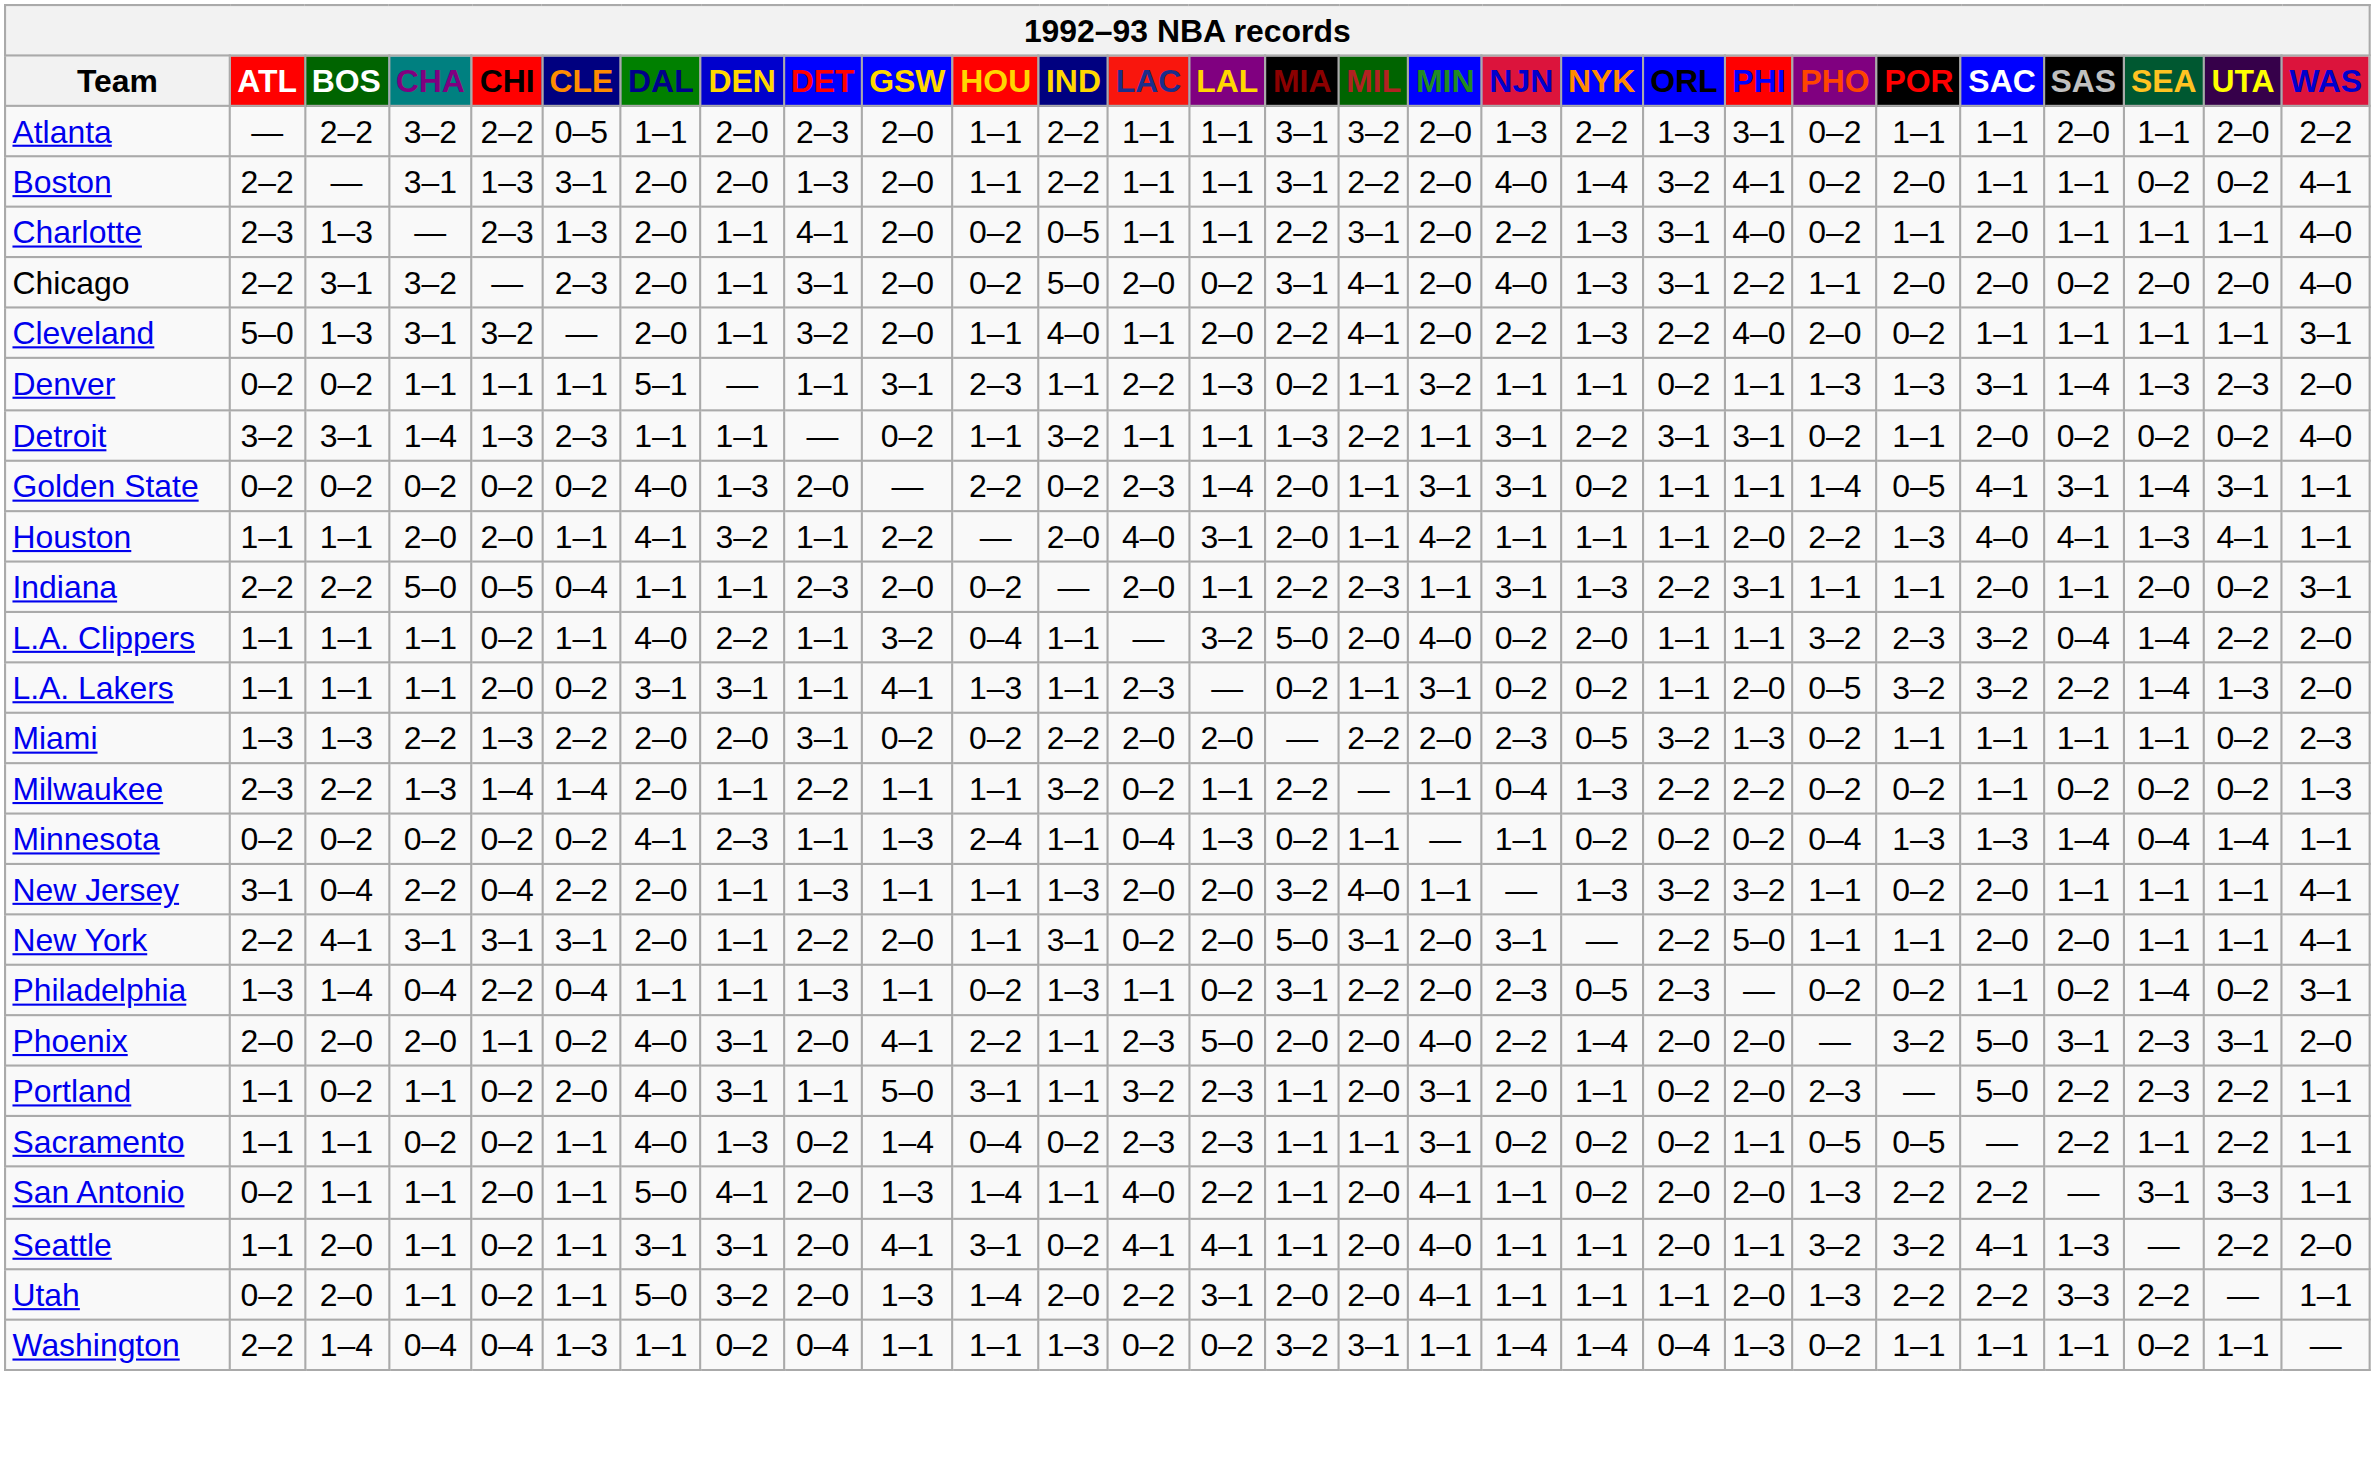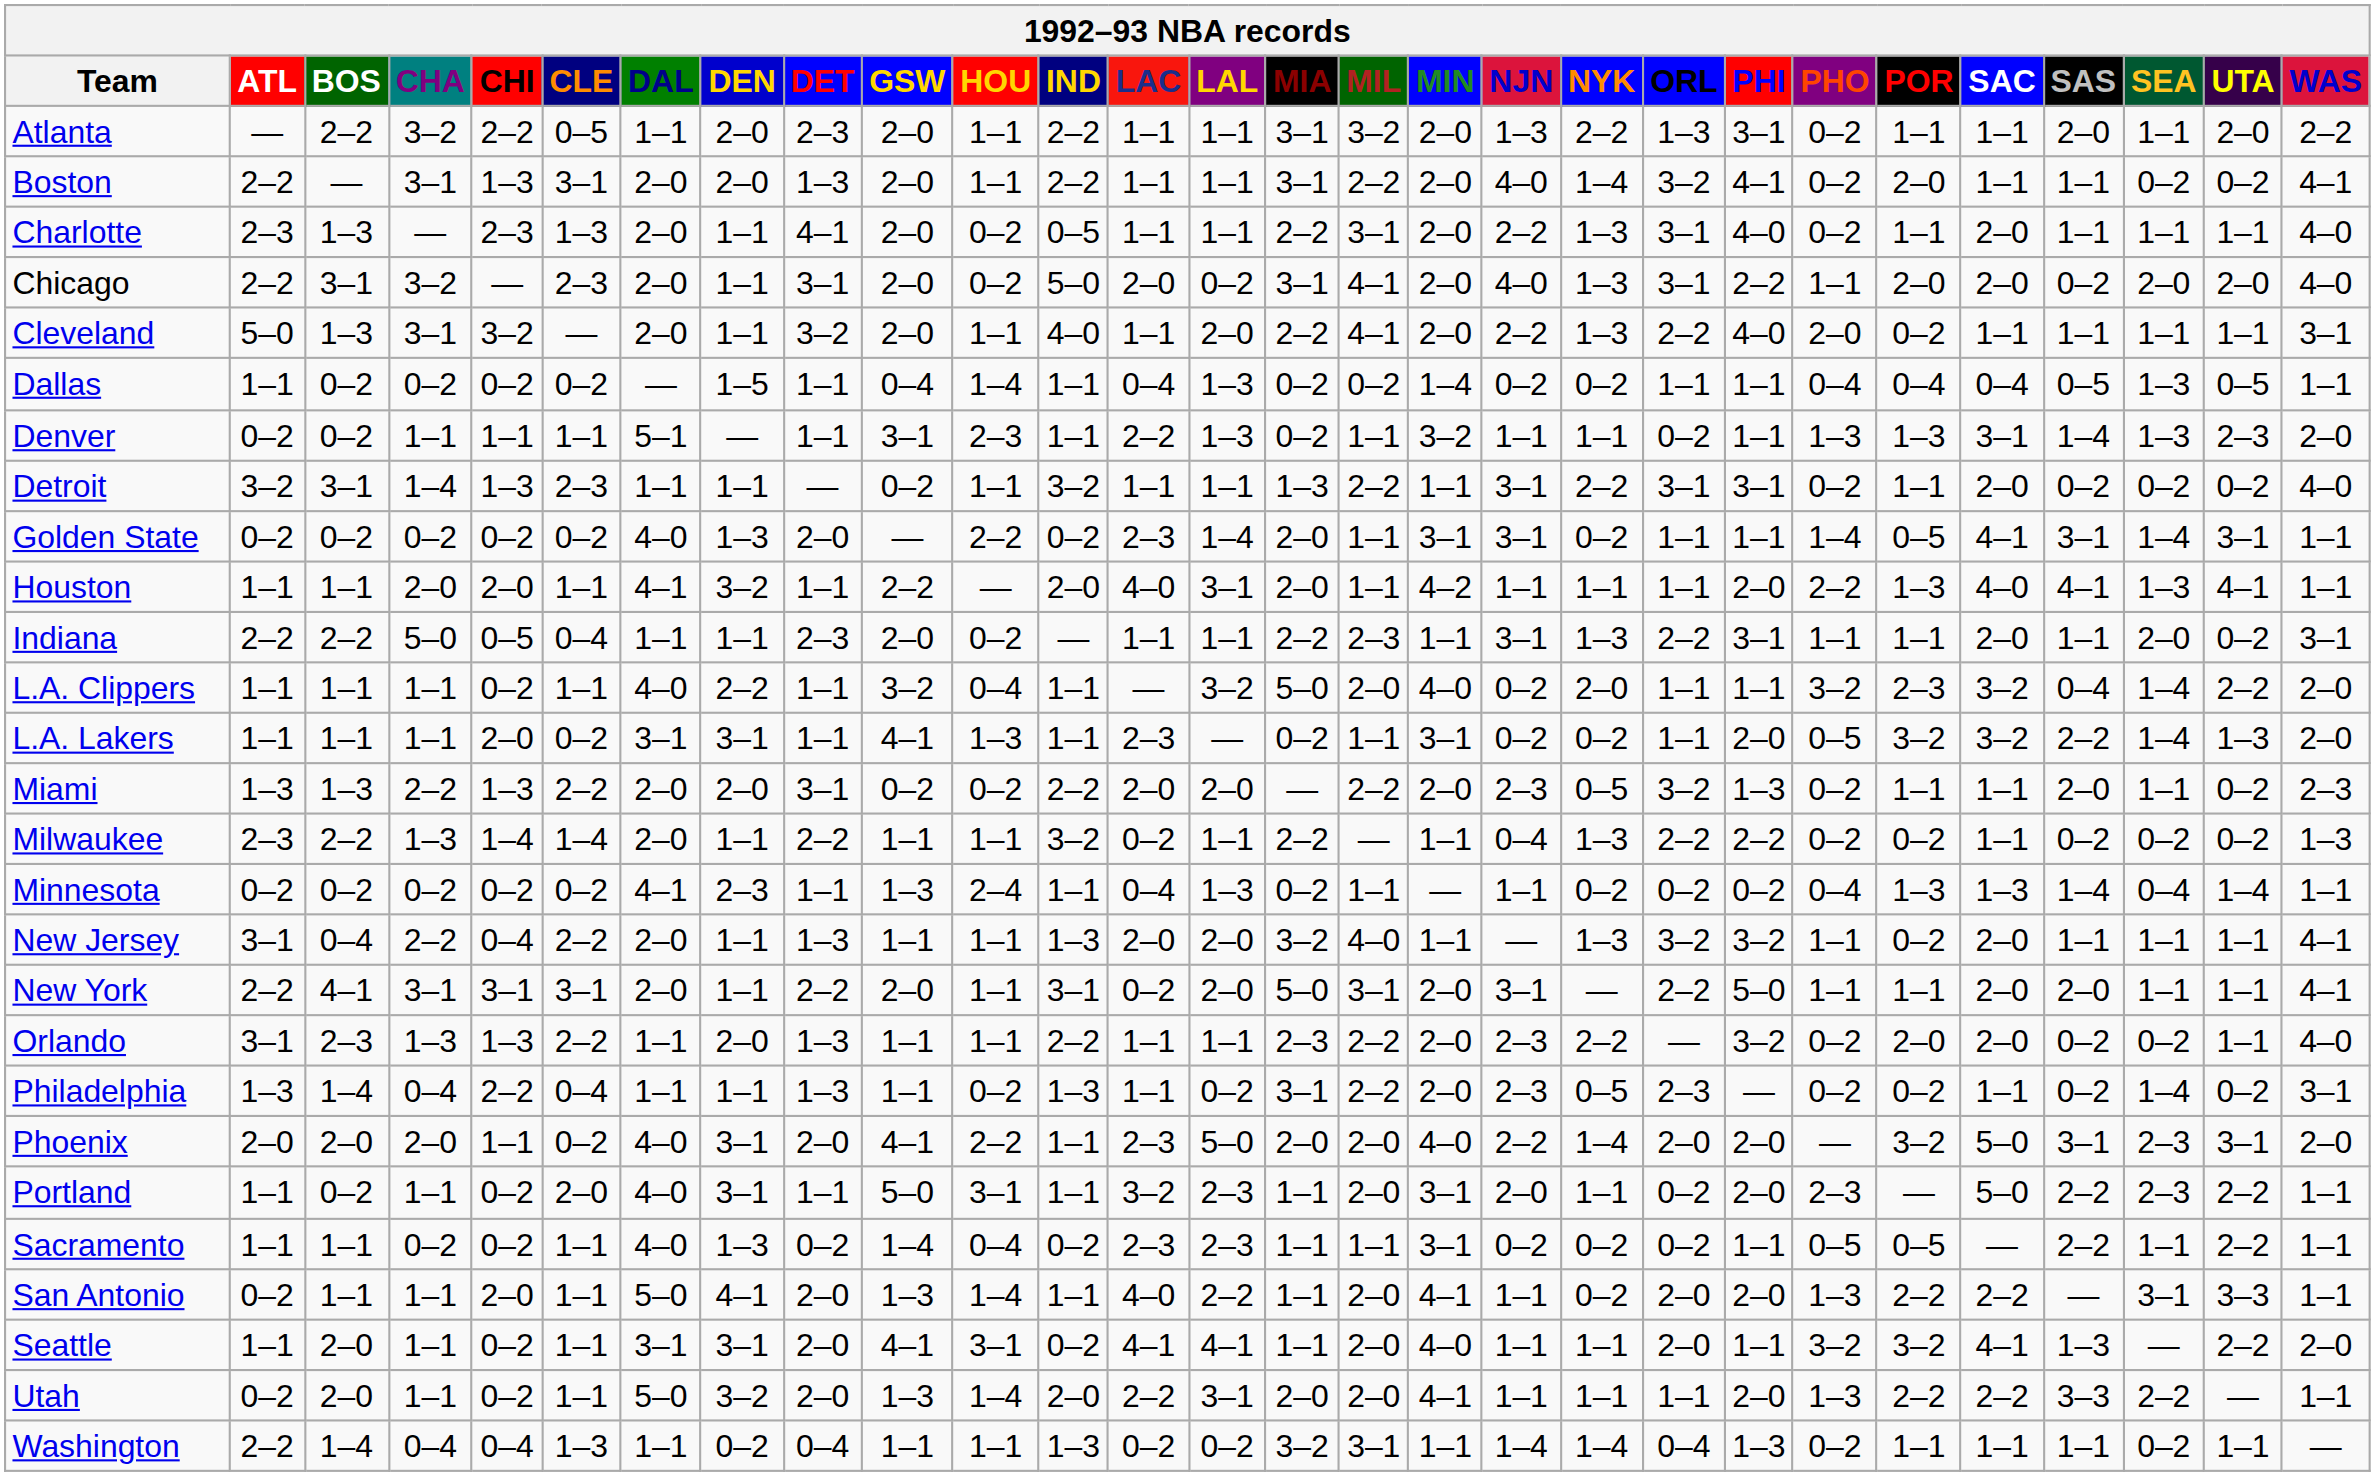+ row: (57, 384)
(1149, 586) 2–0 -> (1149, 637) 1–1
(2083, 738) 1–1 -> (2083, 788) 2–0
+ row: (69, 1041)
